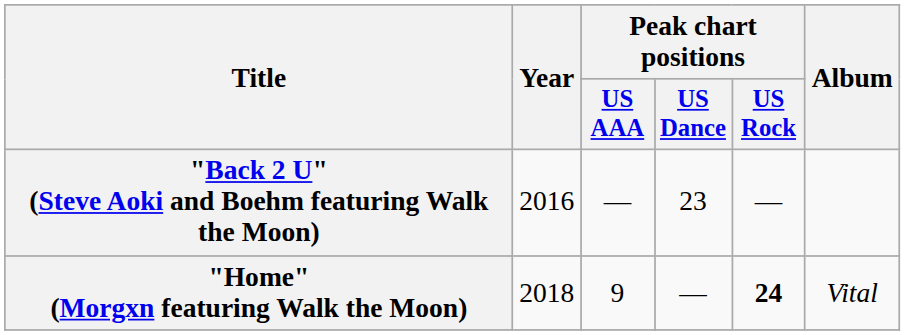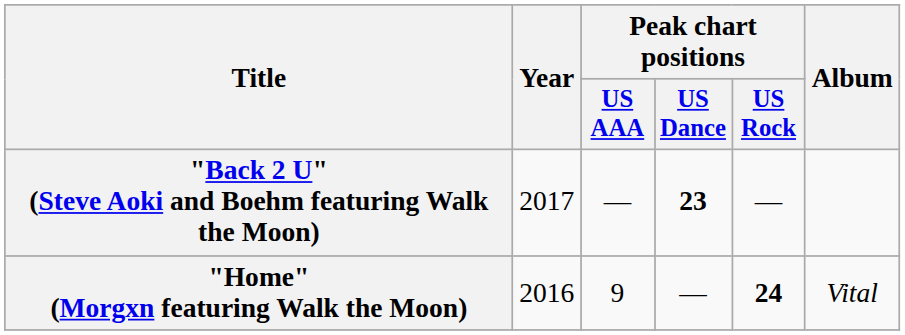(547, 201) 2016 -> (547, 201) 2017
(693, 201) normal -> (693, 201) bold
(547, 292) 2018 -> (547, 292) 2016
